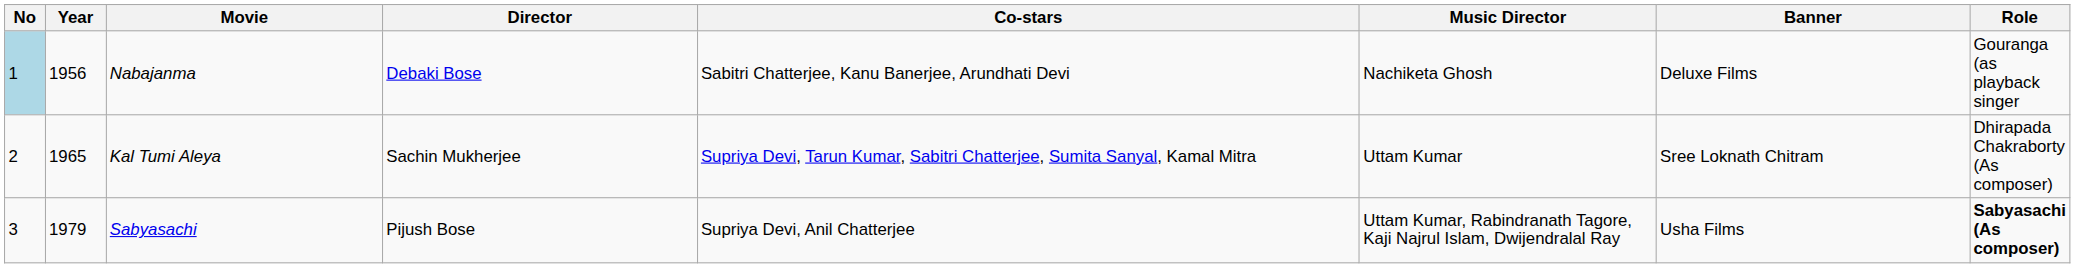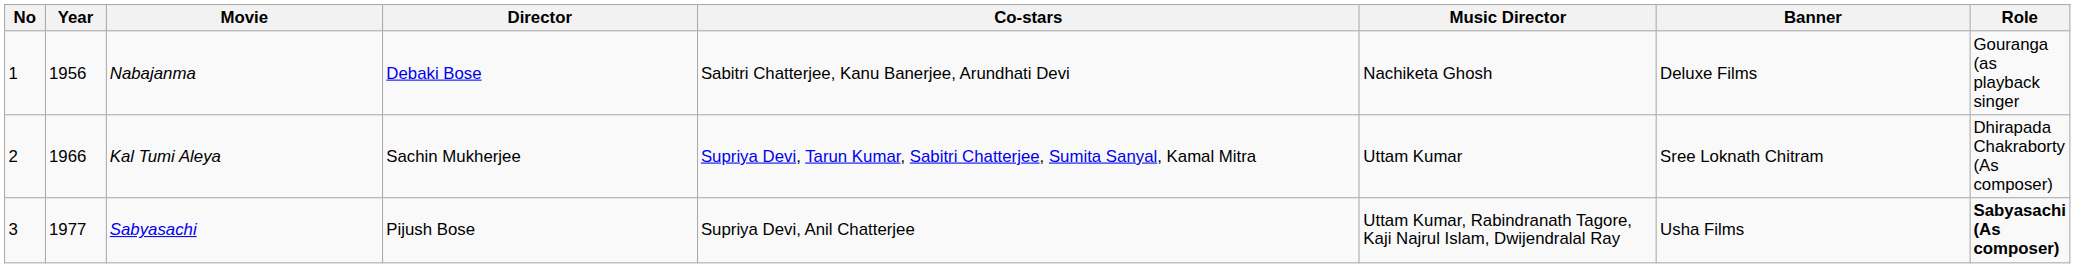(13, 72) lightblue background -> (13, 72) no background
(68, 156) 1965 -> (68, 156) 1966
(68, 230) 1979 -> (68, 230) 1977
